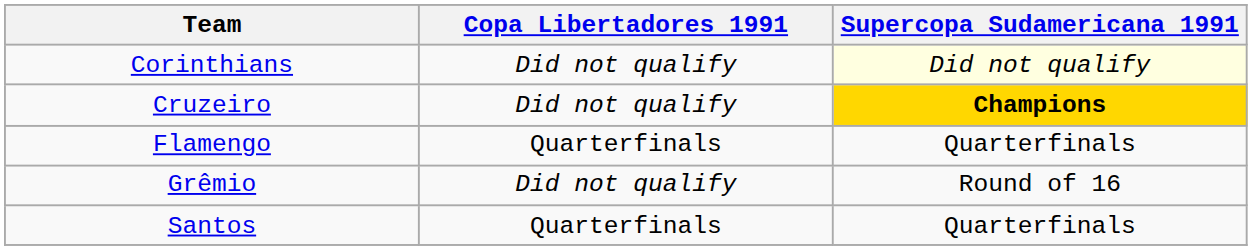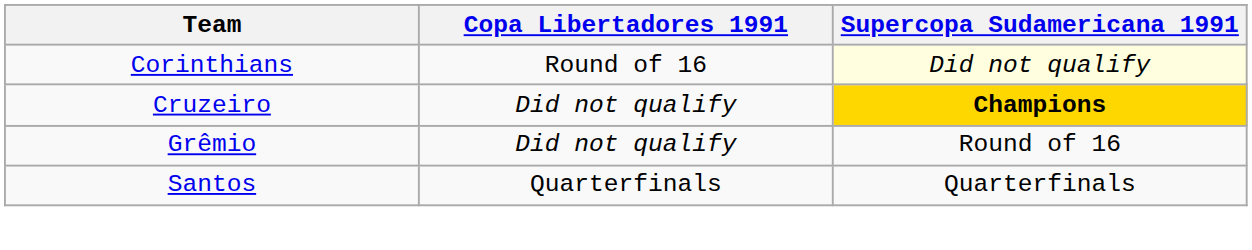(626, 65) Did not qualify -> (626, 65) Round of 16
- row: (212, 145)
